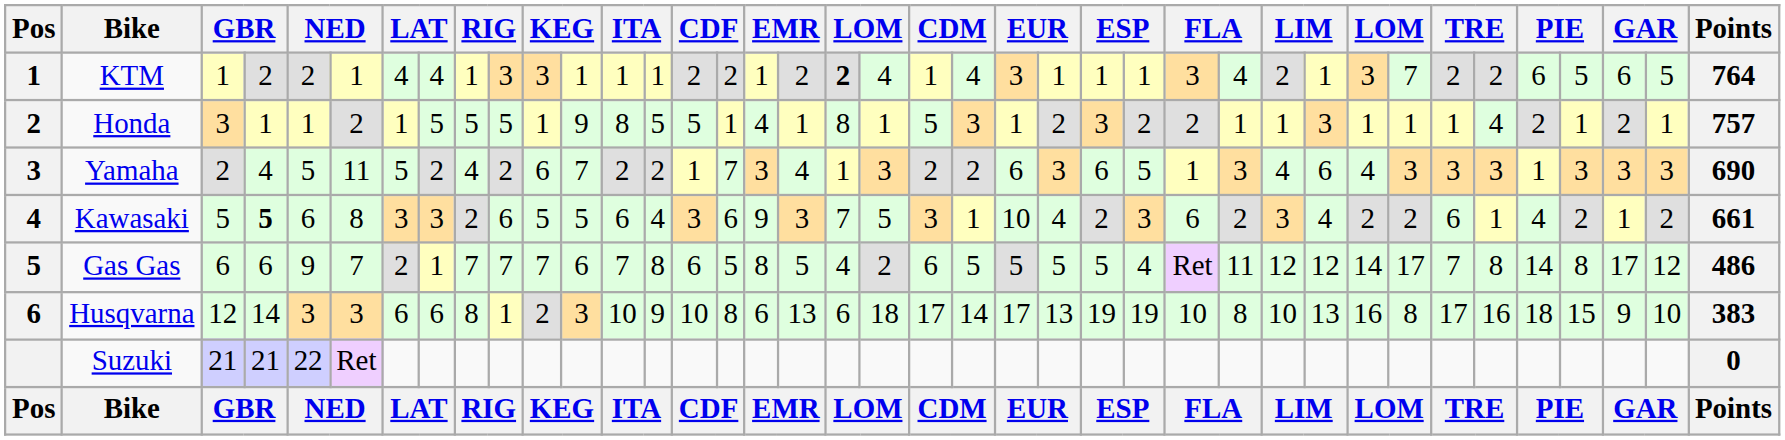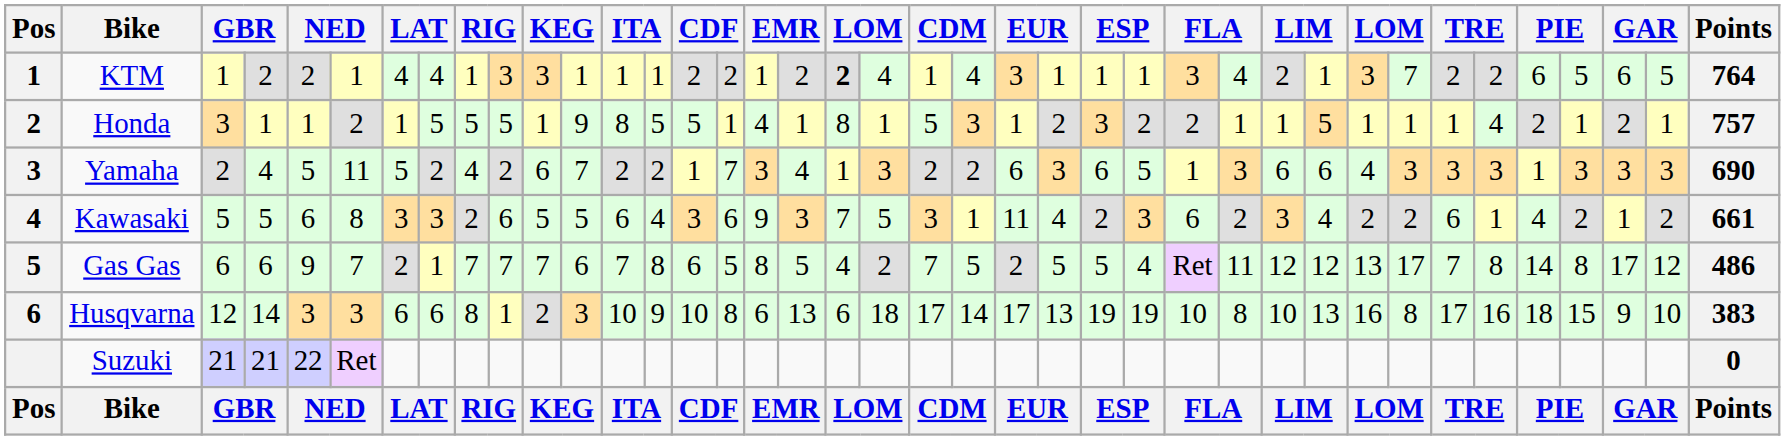(1325, 123) 3 -> (1325, 123) 5
(1282, 171) 4 -> (1282, 171) 6
(265, 218) bold -> (265, 218) normal
(1016, 218) 10 -> (1016, 218) 11
(931, 266) 6 -> (931, 266) 7
(1016, 266) 5 -> (1016, 266) 2
(1368, 266) 14 -> (1368, 266) 13
